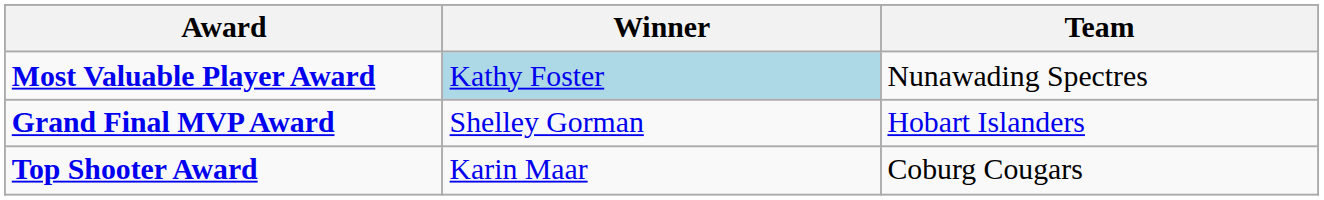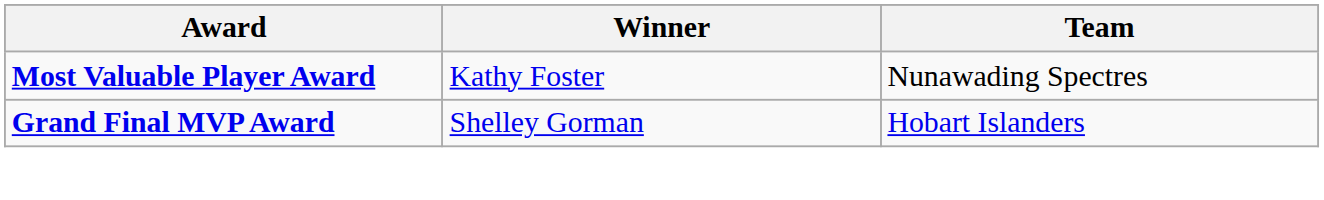(527, 75) lightblue background -> (527, 75) no background
- row: (135, 169)
